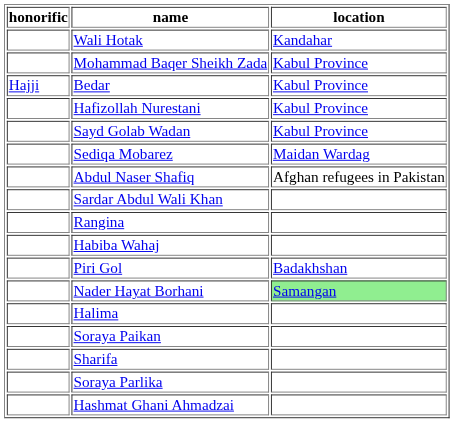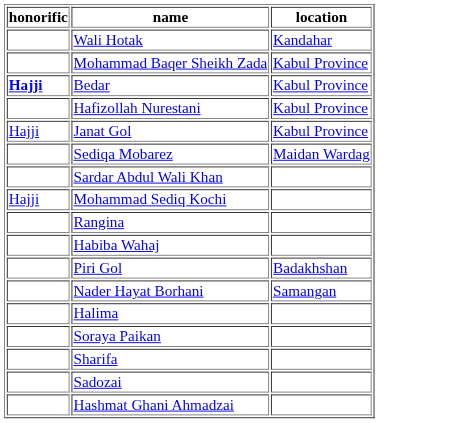(24, 85) normal -> (26, 85) bold
- row: (132, 131)
+ row: (102, 131)
- row: (134, 176)
+ row: (150, 199)
(305, 290) lightgreen background -> (305, 290) no background
+ row: (98, 382)
- row: (118, 382)
